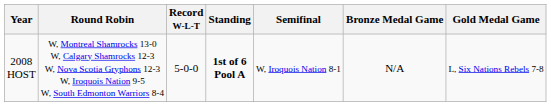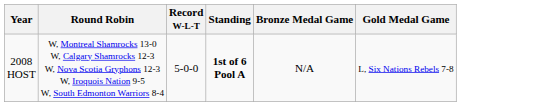- column: (298, 19)
